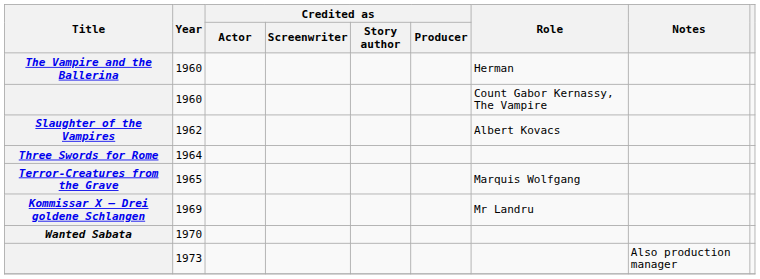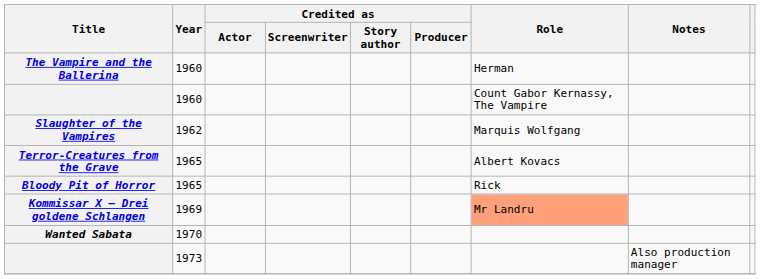(517, 130) Albert Kovacs -> (527, 130) Marquis Wolfgang
- row: (89, 154)
(527, 179) Marquis Wolfgang -> (517, 161) Albert Kovacs
+ row: (89, 185)
(504, 210) no background -> (504, 210) lightsalmon background
